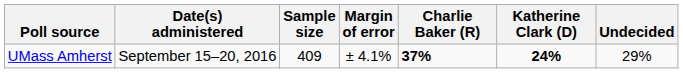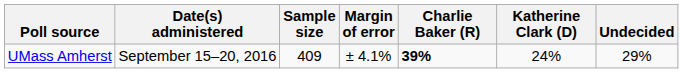(416, 56) 37% -> (416, 56) 39%
(546, 56) bold -> (546, 56) normal
